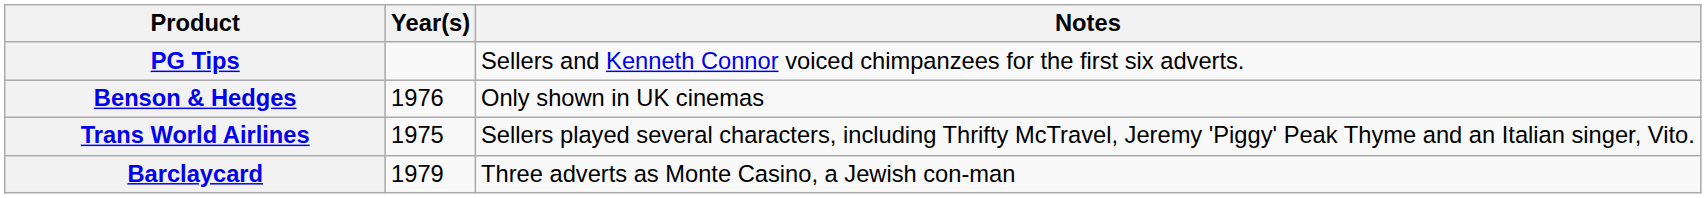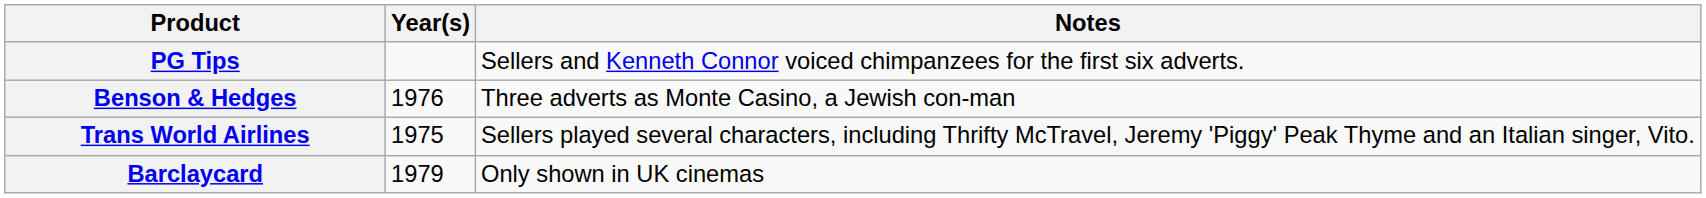(623, 98) Only shown in UK cinemas -> (748, 98) Three adverts as Monte Casino, a Jewish con-man
(748, 173) Three adverts as Monte Casino, a Jewish con-man -> (623, 173) Only shown in UK cinemas
